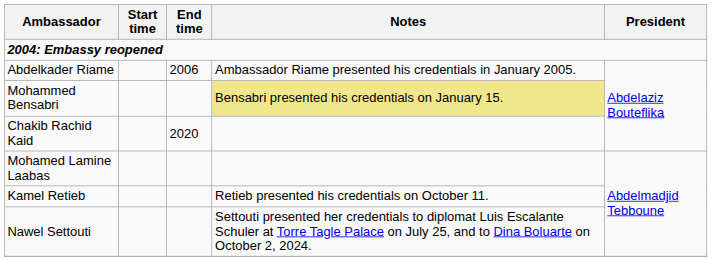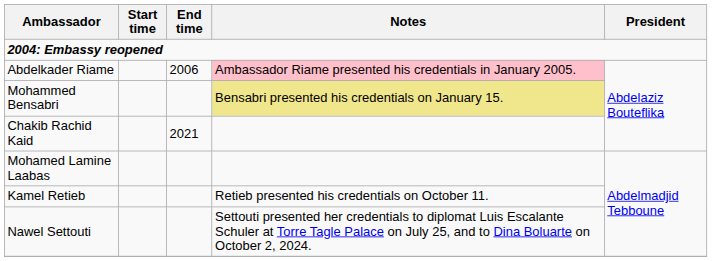(396, 70) no background -> (396, 70) pink background
(184, 133) 2020 -> (184, 133) 2021
